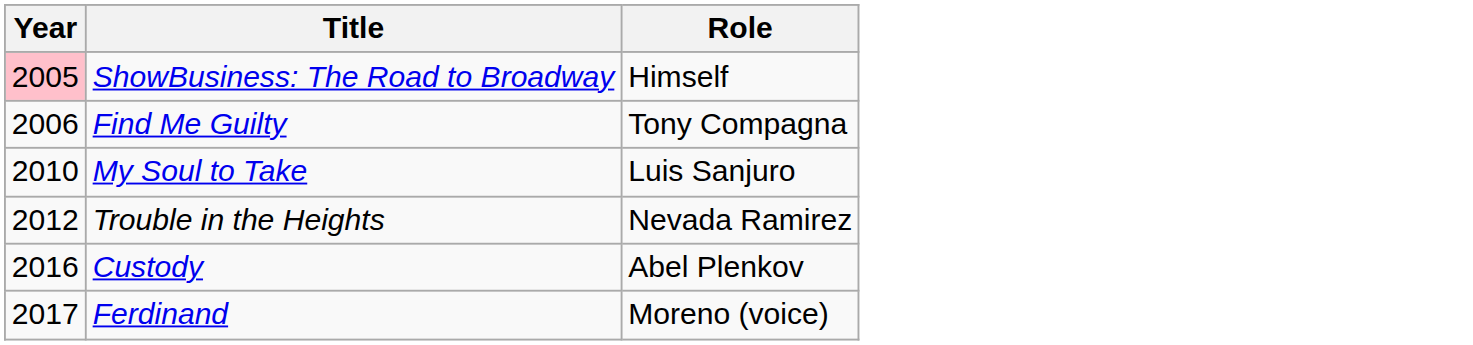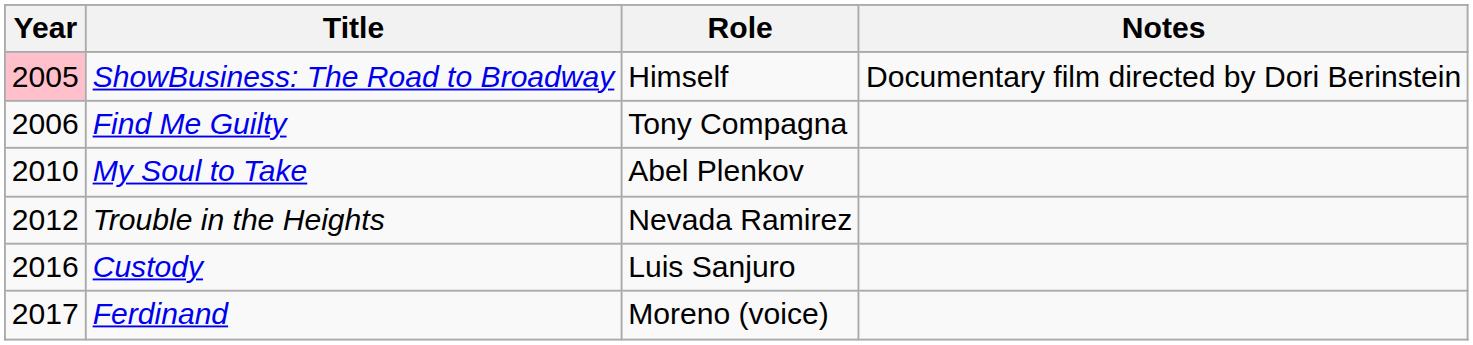+ column: (1164, 28)
(712, 171) Luis Sanjuro -> (716, 171) Abel Plenkov
(716, 266) Abel Plenkov -> (712, 266) Luis Sanjuro
